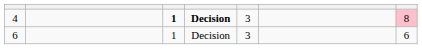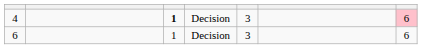(211, 18) bold -> (211, 18) normal
(406, 18) 8 -> (406, 18) 6
